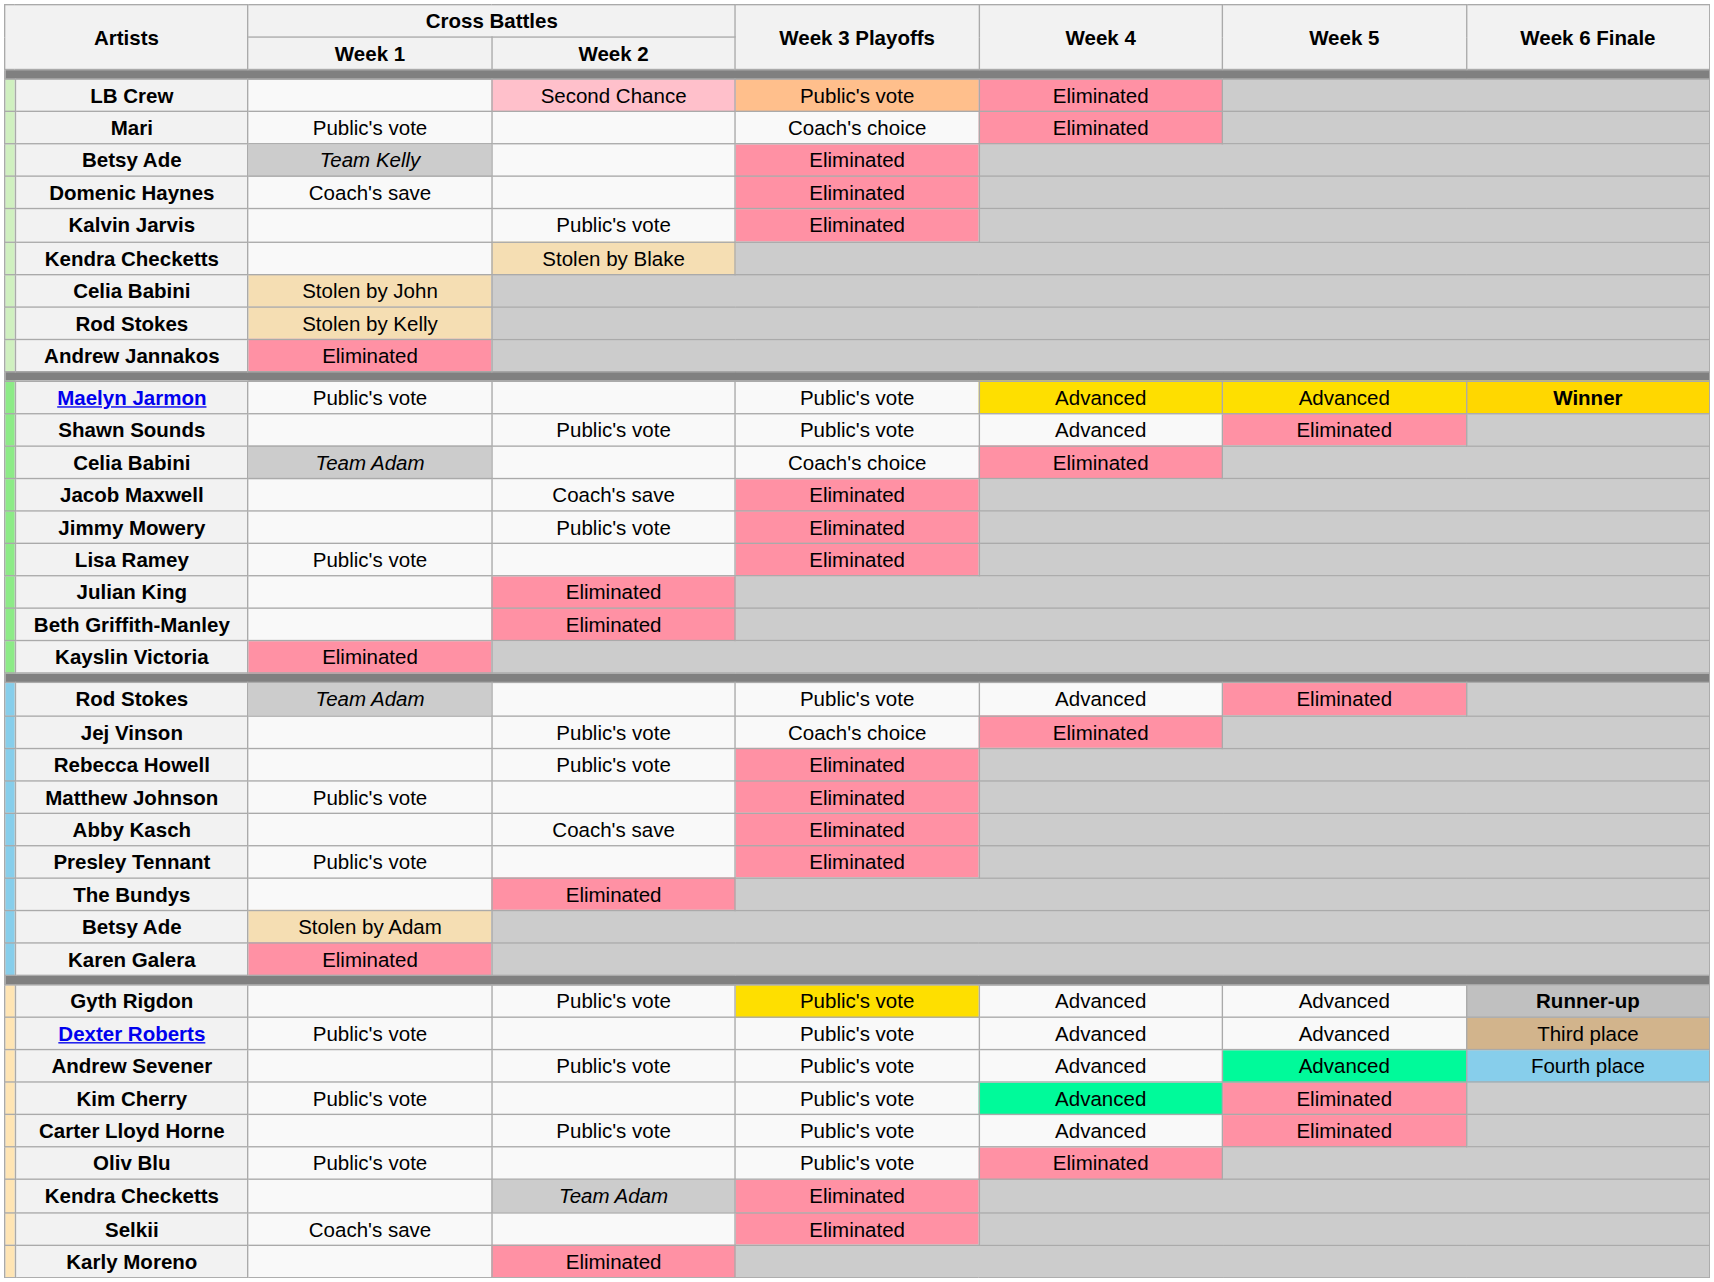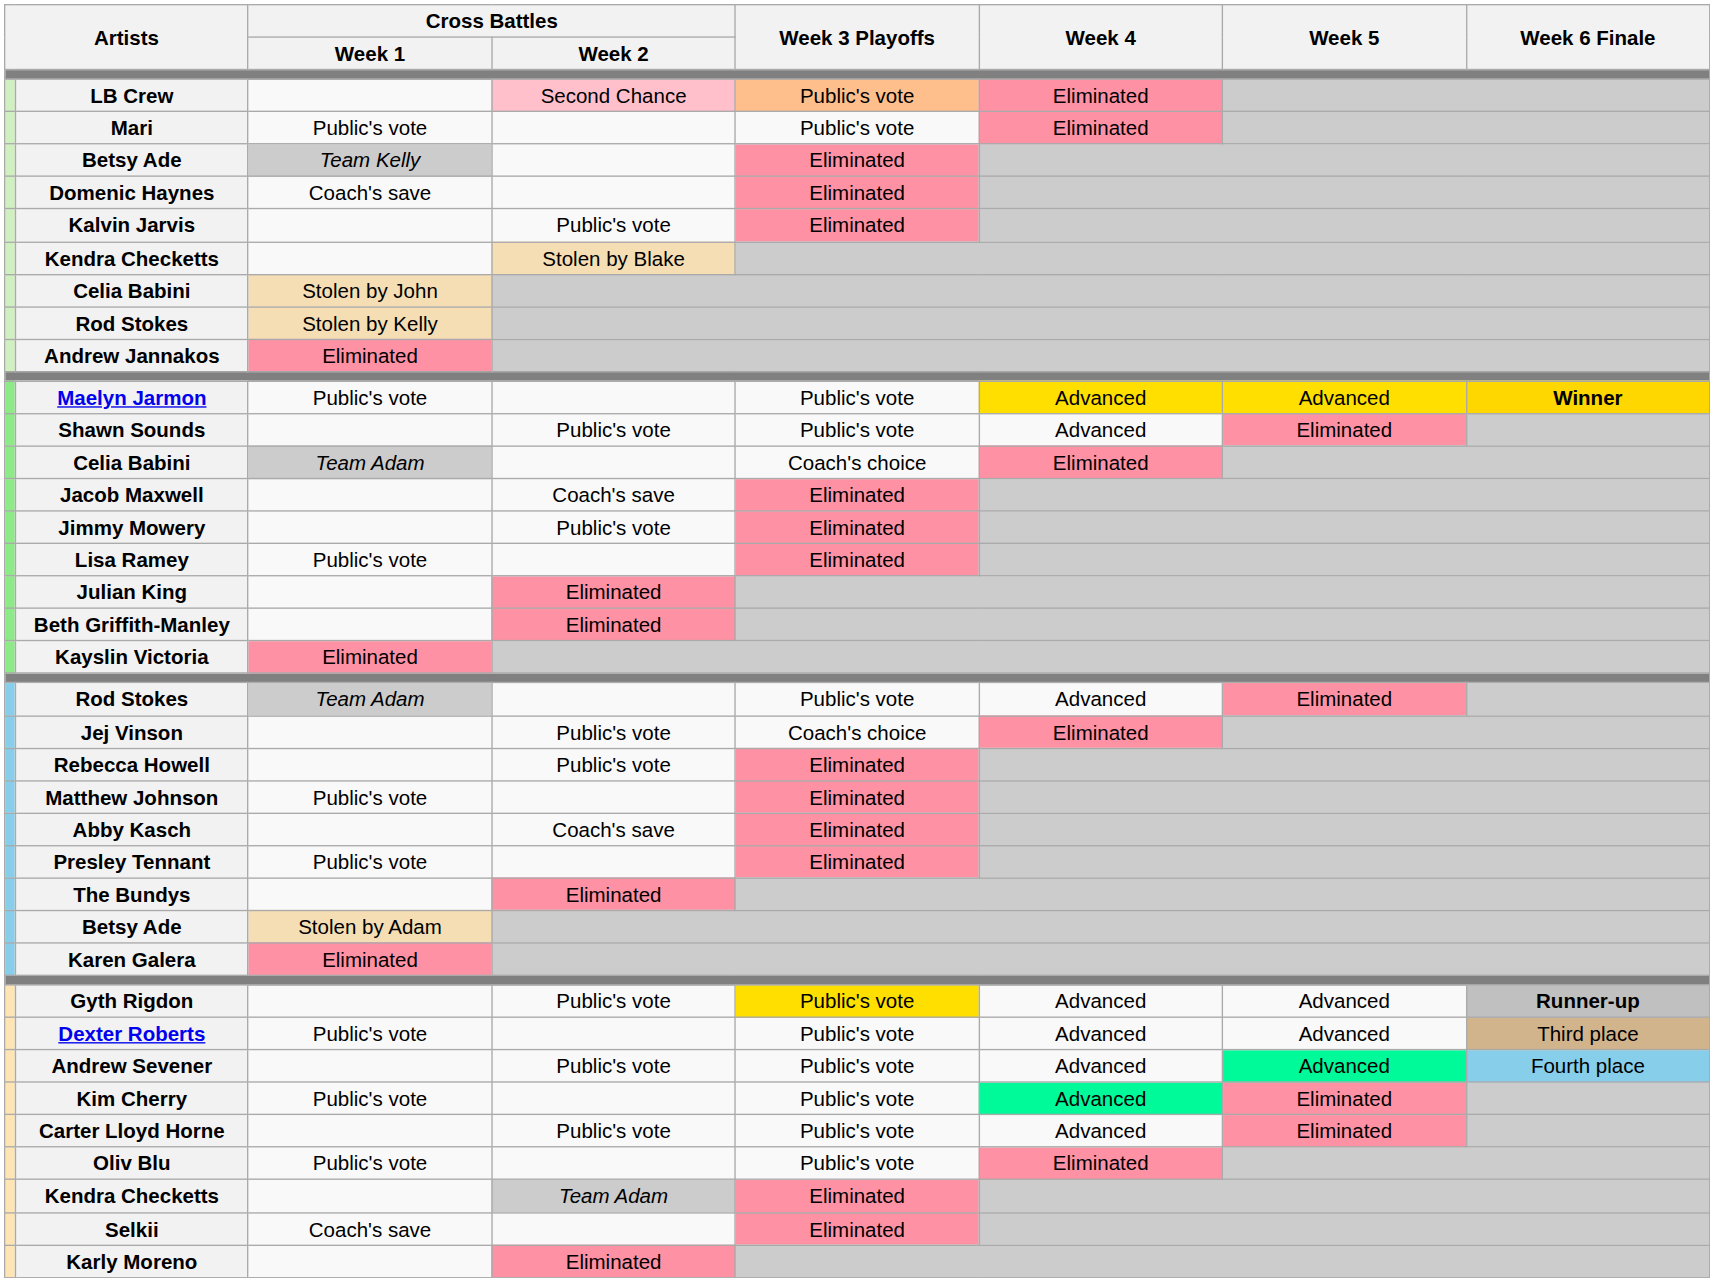(857, 128) Coach's choice -> (857, 128) Public's vote
